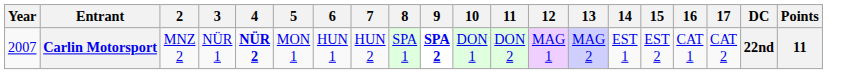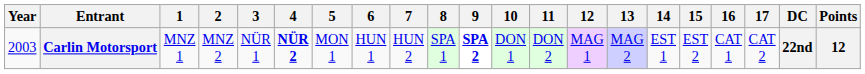+ column: (180, 15)
(22, 47) 2007 -> (22, 47) 2003
(800, 47) 11 -> (838, 47) 12
